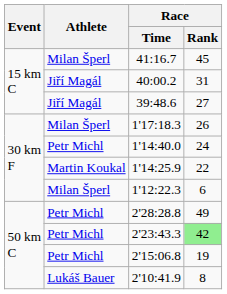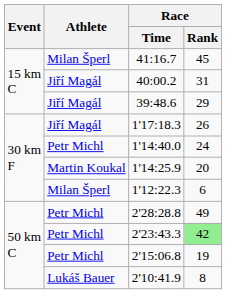(203, 103) 27 -> (203, 103) 29
(79, 125) Milan Šperl -> (74, 125) Jiří Magál
(203, 168) 22 -> (203, 168) 20
